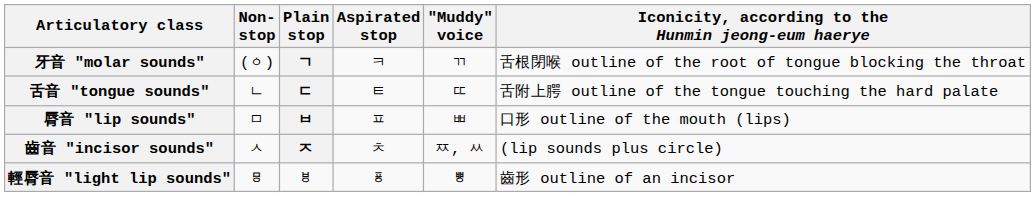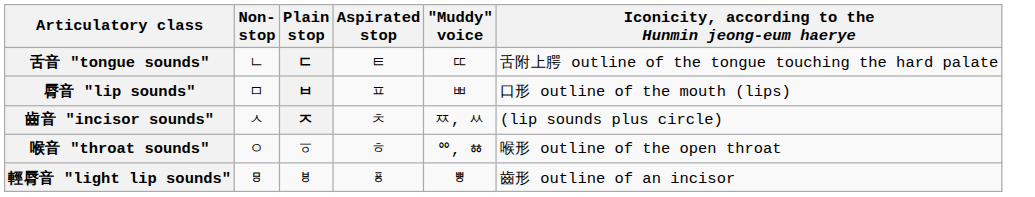- row: (120, 63)
+ row: (120, 149)
